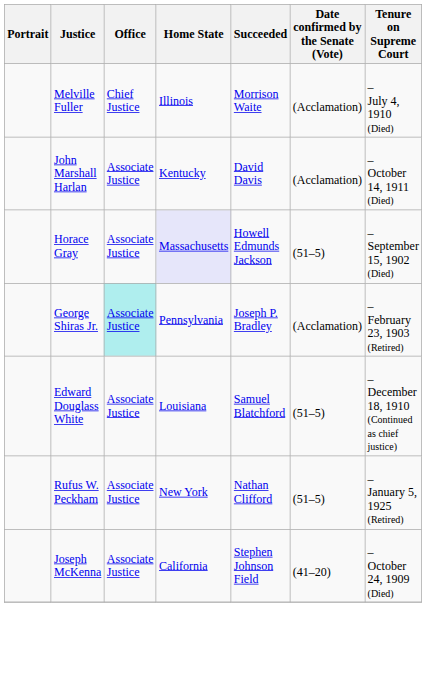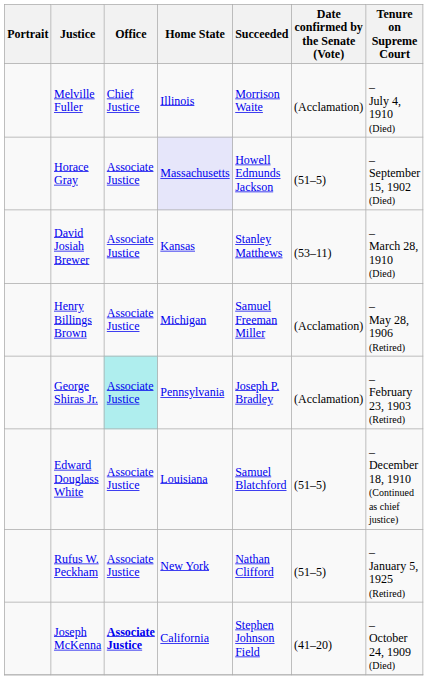- row: (75, 173)
+ row: (72, 246)
+ row: (73, 319)
(130, 565) normal -> (131, 638) bold
